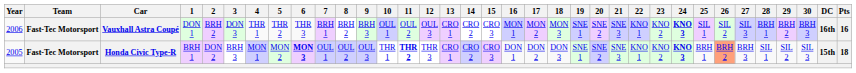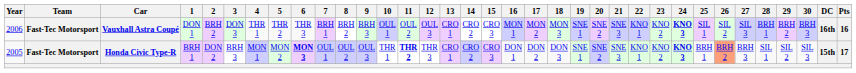(844, 52) 18 -> (844, 52) 17
